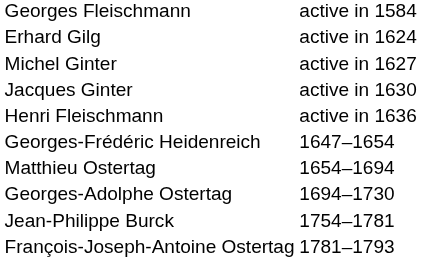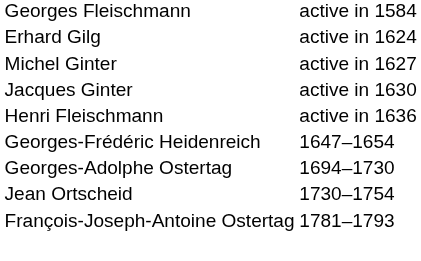- row: (80, 168)
+ row: (69, 194)
- row: (89, 220)
